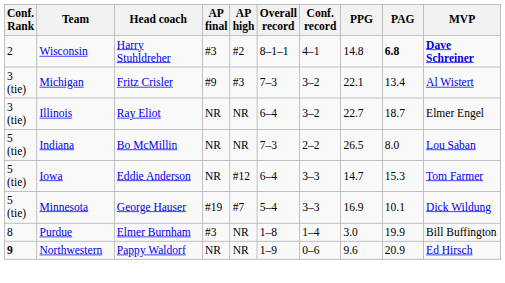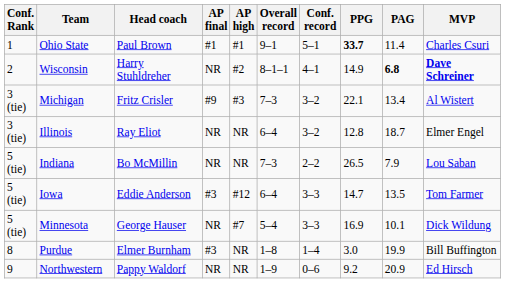+ row: (64, 44)
(211, 51) #3 -> (213, 69) NR
(354, 51) 14.8 -> (354, 69) 14.9
(354, 113) 22.7 -> (354, 132) 12.8
(392, 145) 8.0 -> (392, 163) 7.9
(213, 176) NR -> (211, 194) #3
(395, 176) 15.3 -> (395, 194) 13.5
(214, 207) #19 -> (213, 225) NR
(10, 250) bold -> (10, 268) normal
(351, 250) 9.6 -> (351, 268) 9.2
